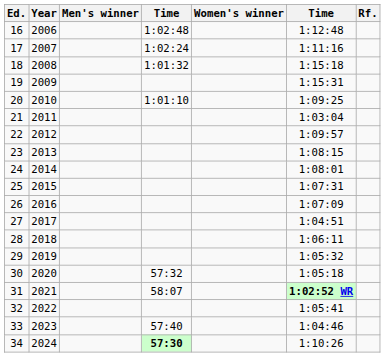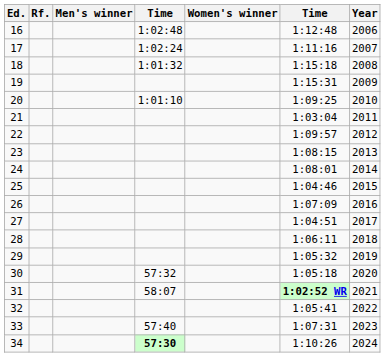columns swapped: (44, 13) <-> (368, 13)
(321, 187) 1:07:31 -> (315, 187) 1:04:46
(321, 326) 1:04:46 -> (315, 326) 1:07:31
